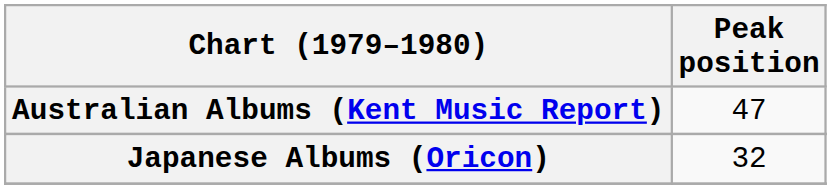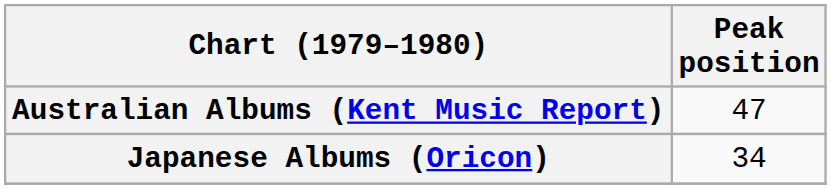(749, 159) 32 -> (749, 159) 34
